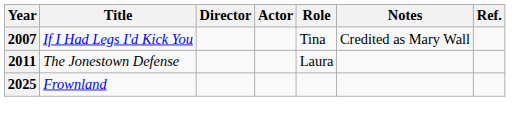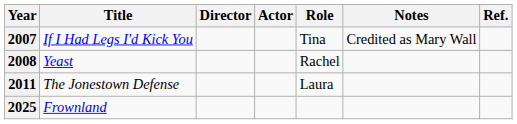+ row: (22, 61)
